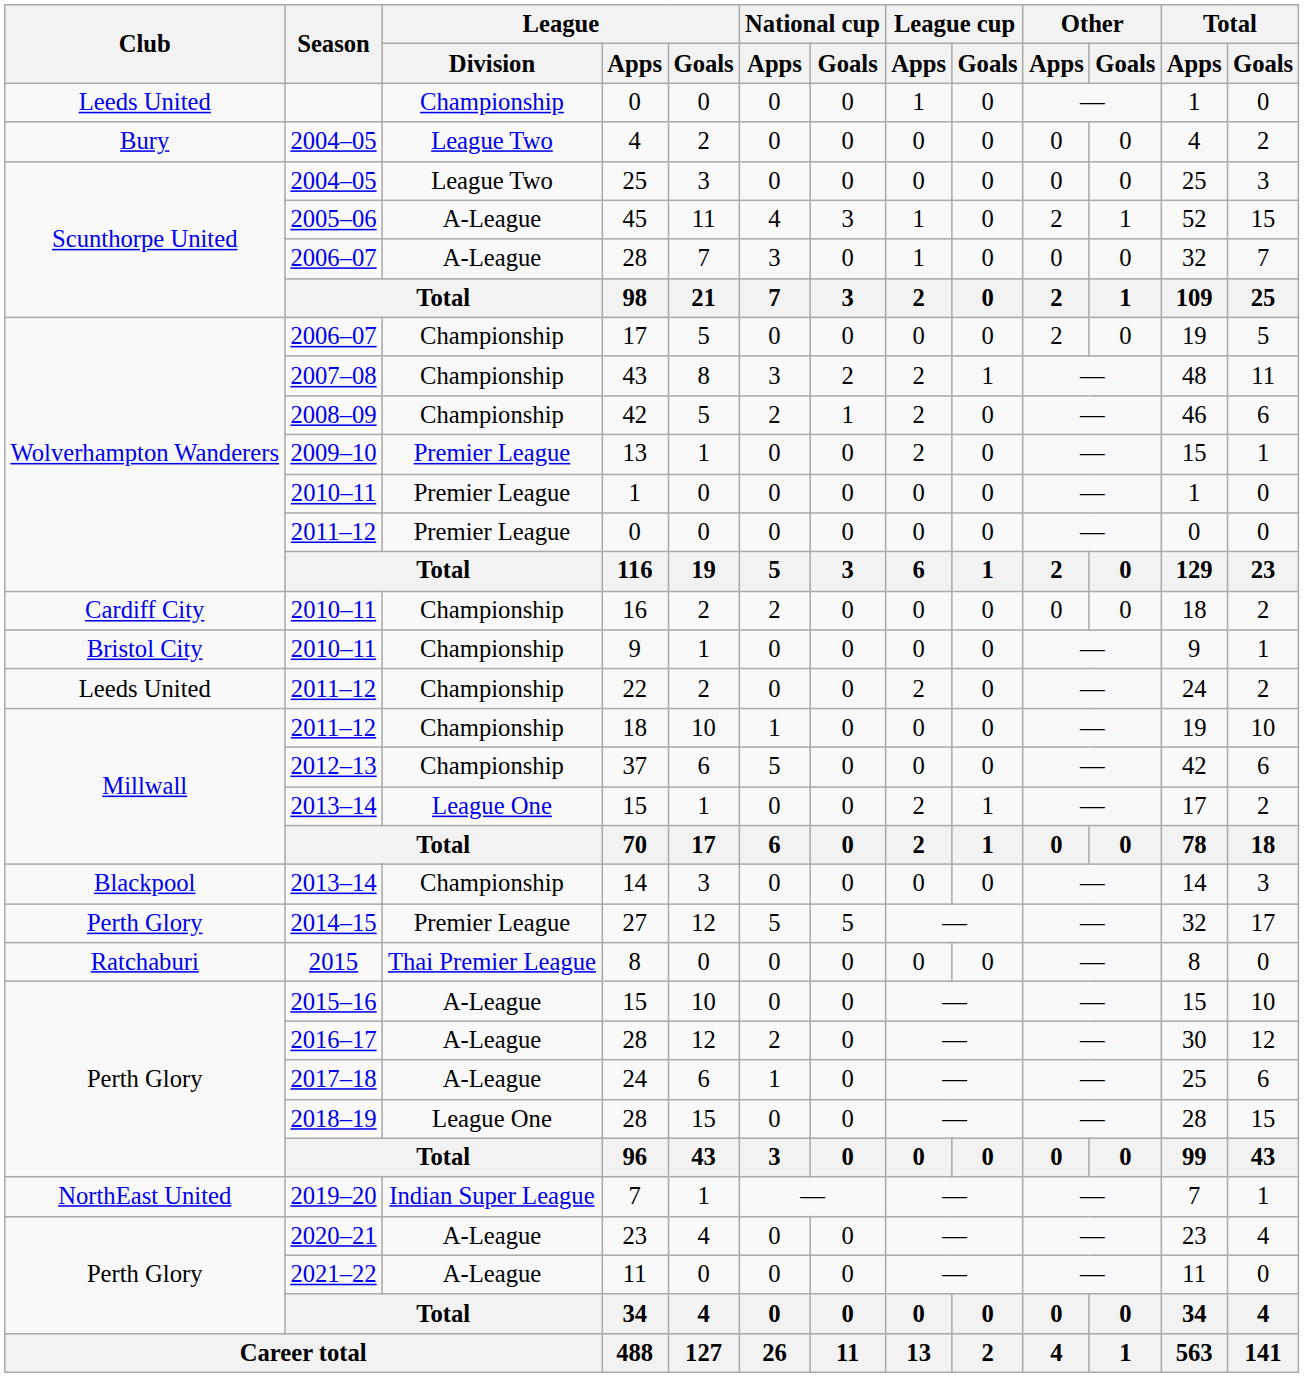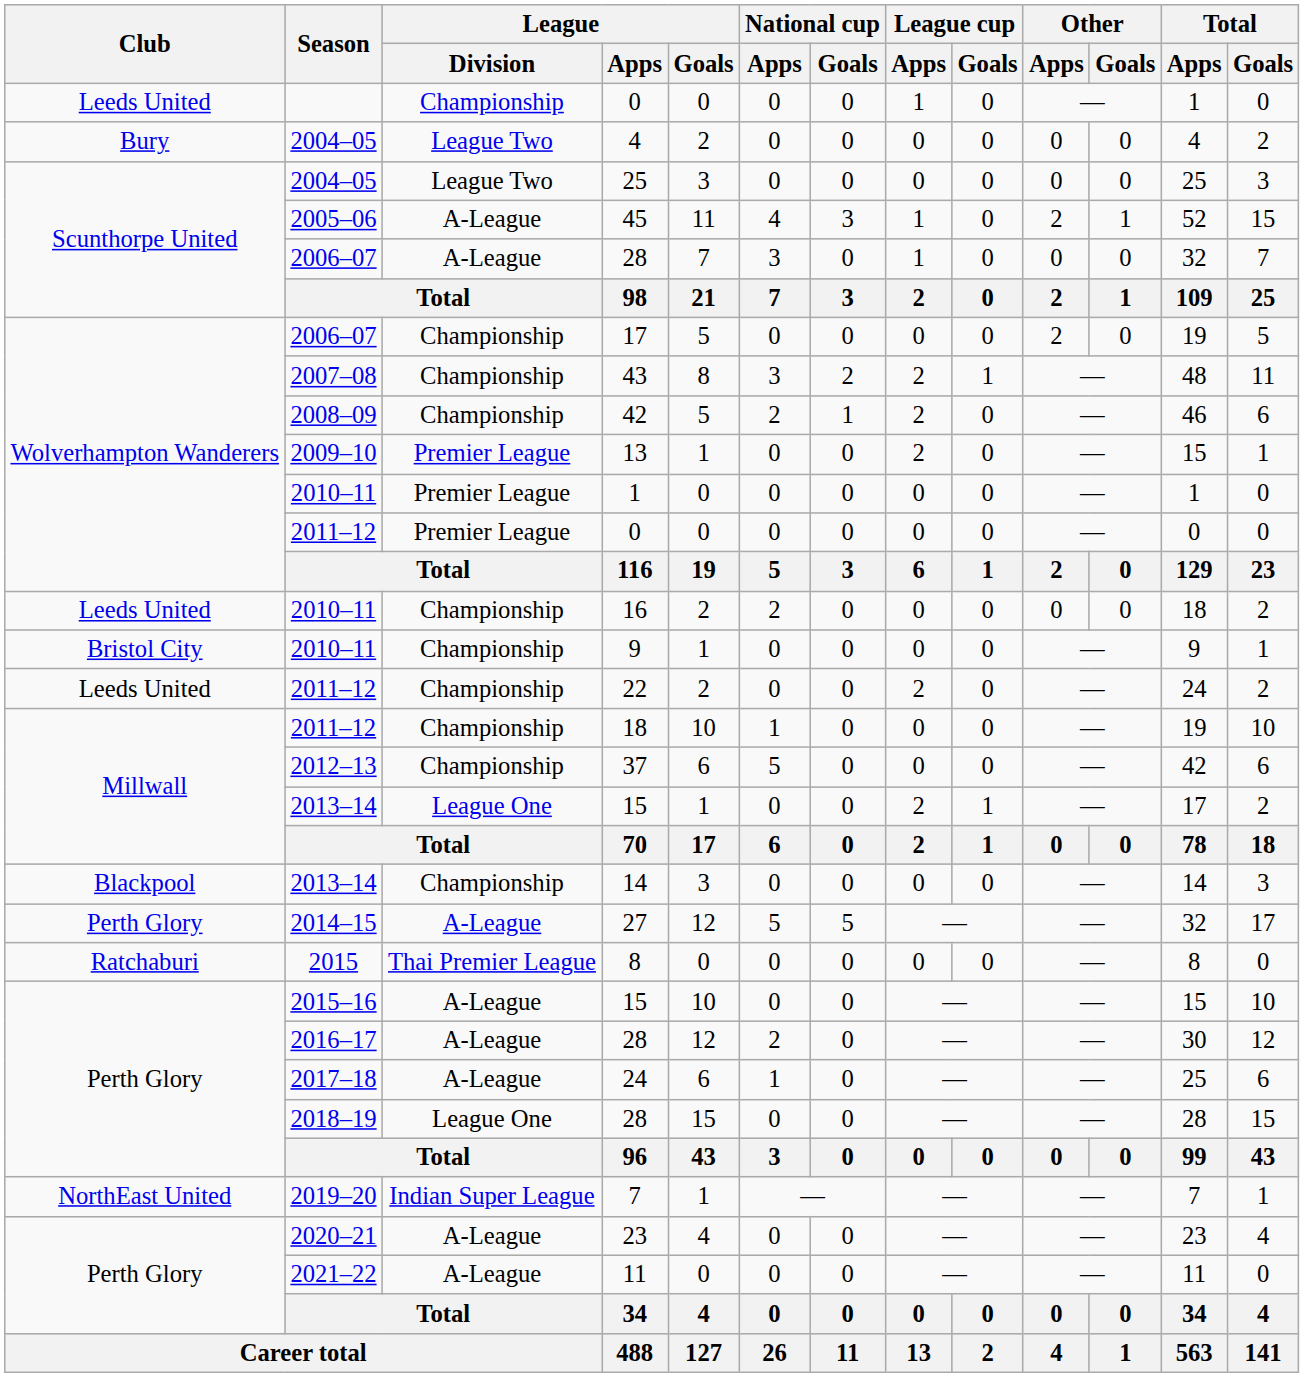(145, 610) Cardiff City -> (145, 610) Leeds United
(492, 922) Premier League -> (492, 922) A-League
